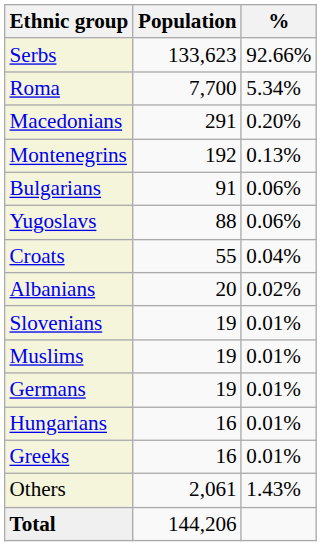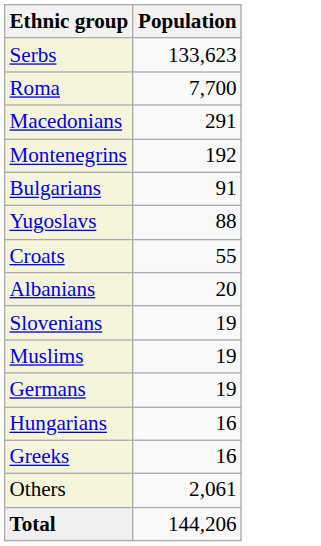- column: (279, 21)
